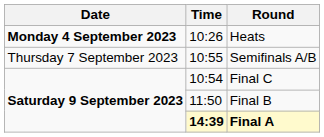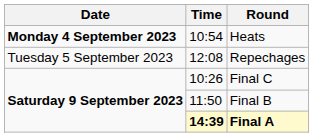(206, 36) 10:26 -> (206, 36) 10:54
+ row: (268, 57)
- row: (273, 57)
(206, 79) 10:54 -> (206, 79) 10:26
